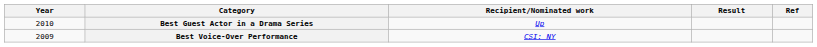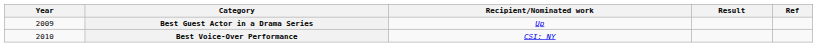(45, 23) 2010 -> (45, 23) 2009
(45, 35) 2009 -> (45, 35) 2010
